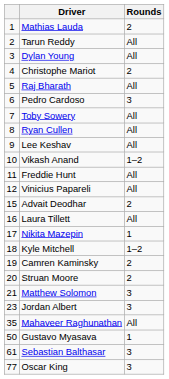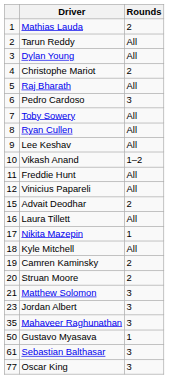(134, 248) 1–2 -> (132, 248) All
(132, 322) All -> (129, 322) 3
